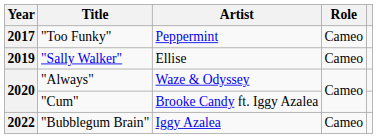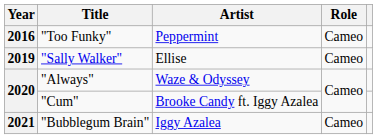(21, 36) 2017 -> (21, 36) 2016
(21, 123) 2022 -> (21, 123) 2021
